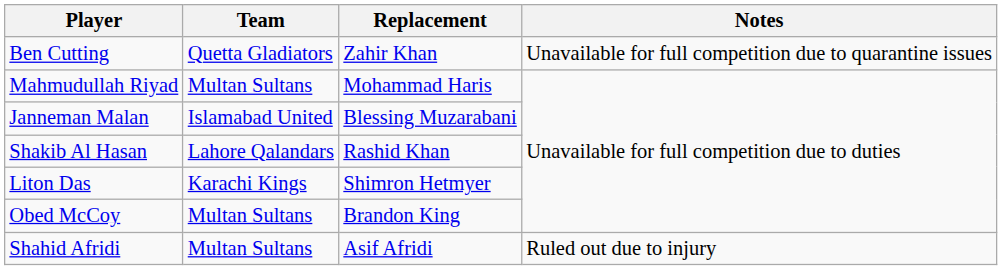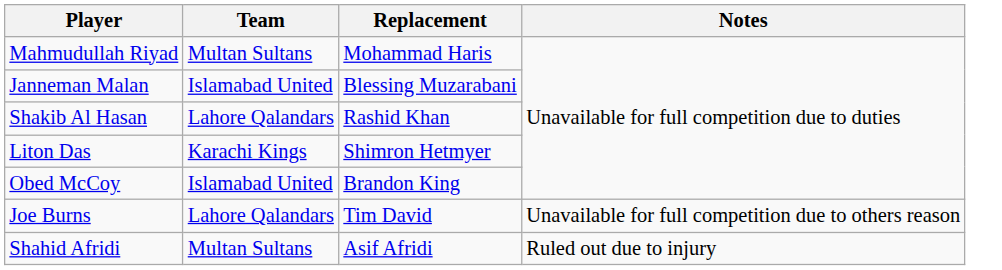- row: (59, 53)
(250, 215) Multan Sultans -> (260, 183) Islamabad United
+ row: (50, 215)
